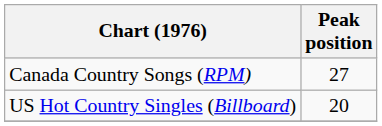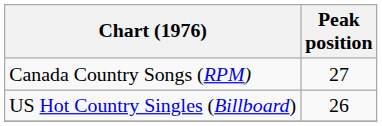(339, 105) 20 -> (339, 105) 26
